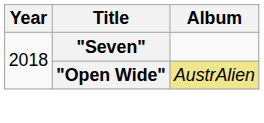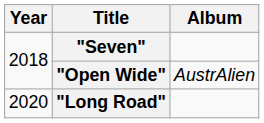(214, 74) khaki background -> (215, 74) no background
+ row: (111, 103)
